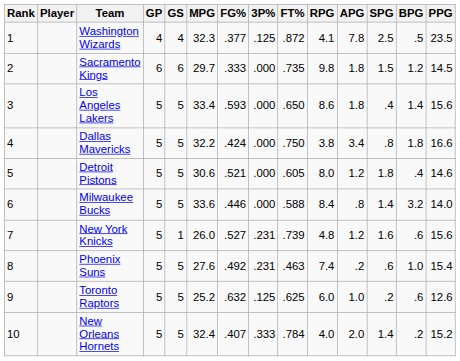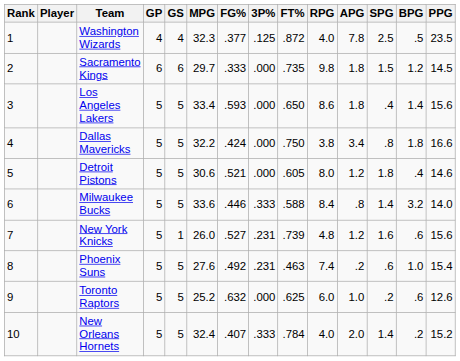(327, 37) 4.1 -> (327, 37) 4.0
(264, 204) .000 -> (264, 204) .333
(264, 297) .125 -> (264, 297) .000
